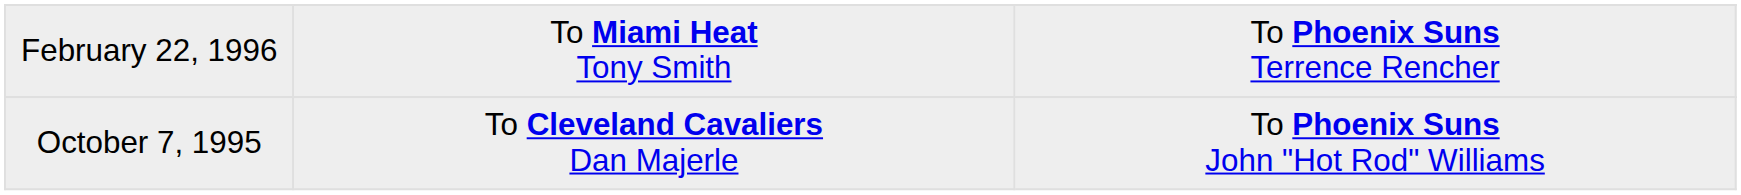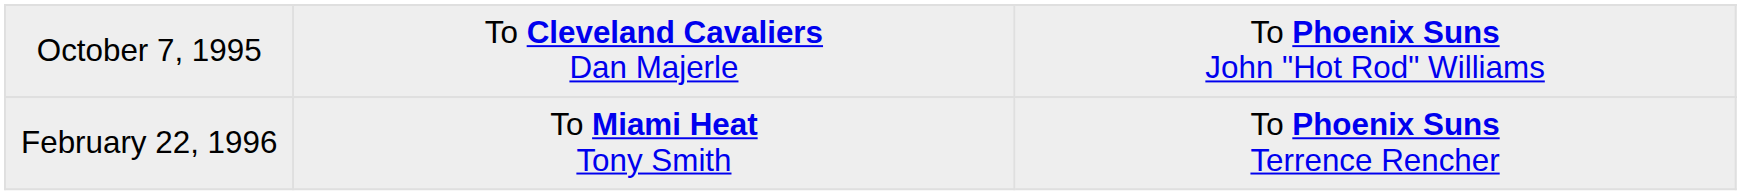rows swapped: (149, 142) <-> (149, 50)
